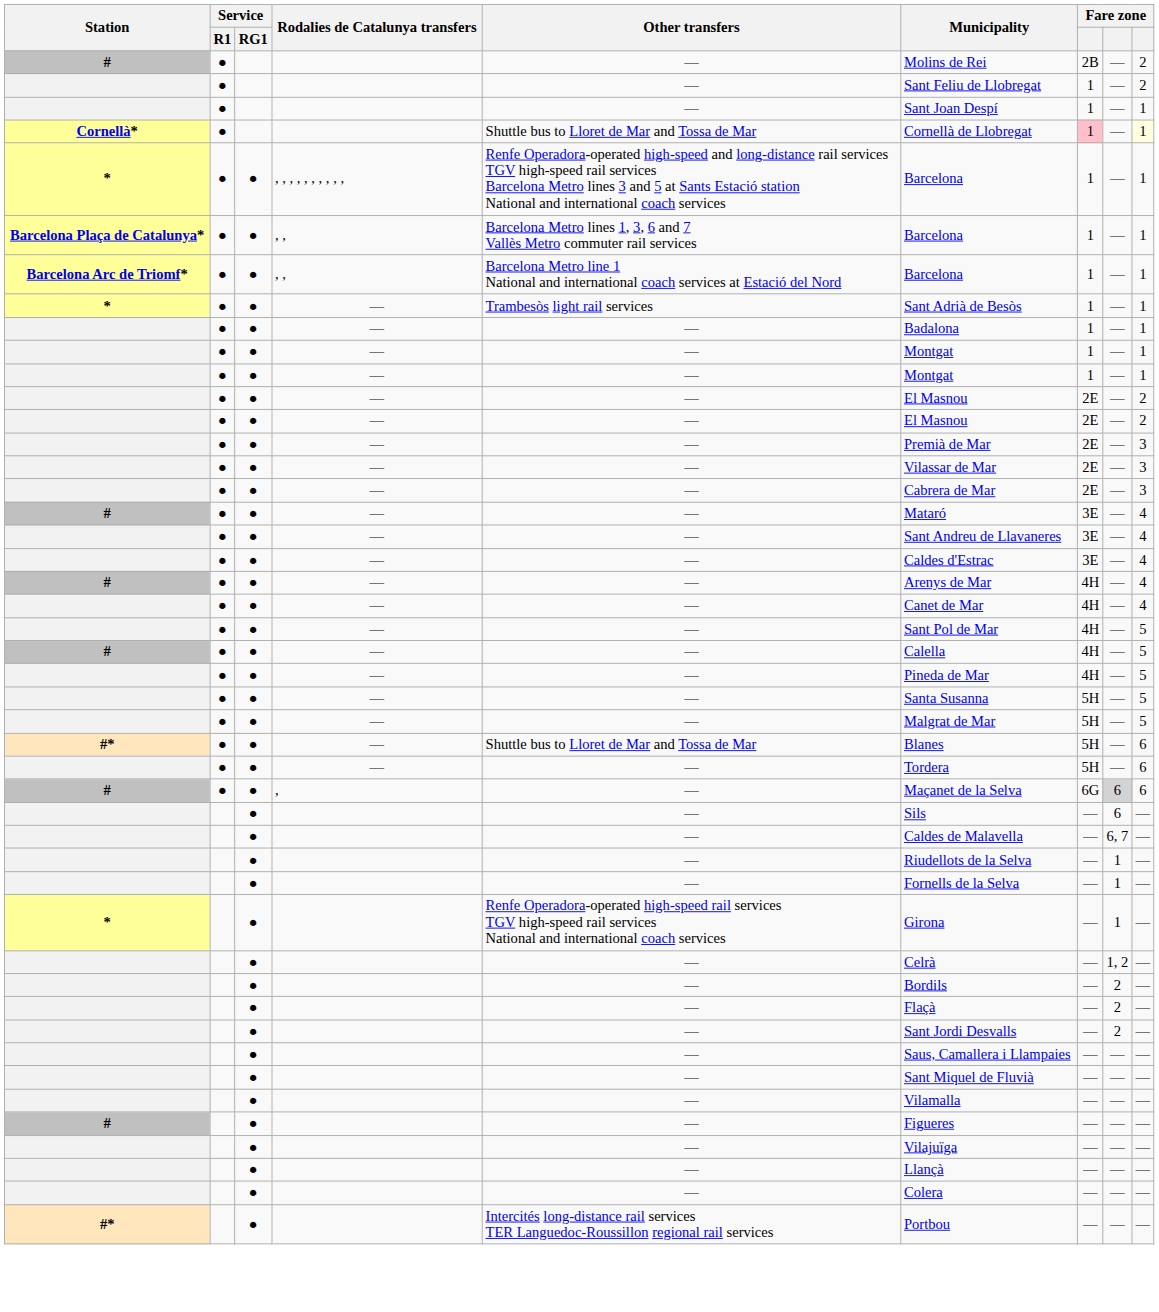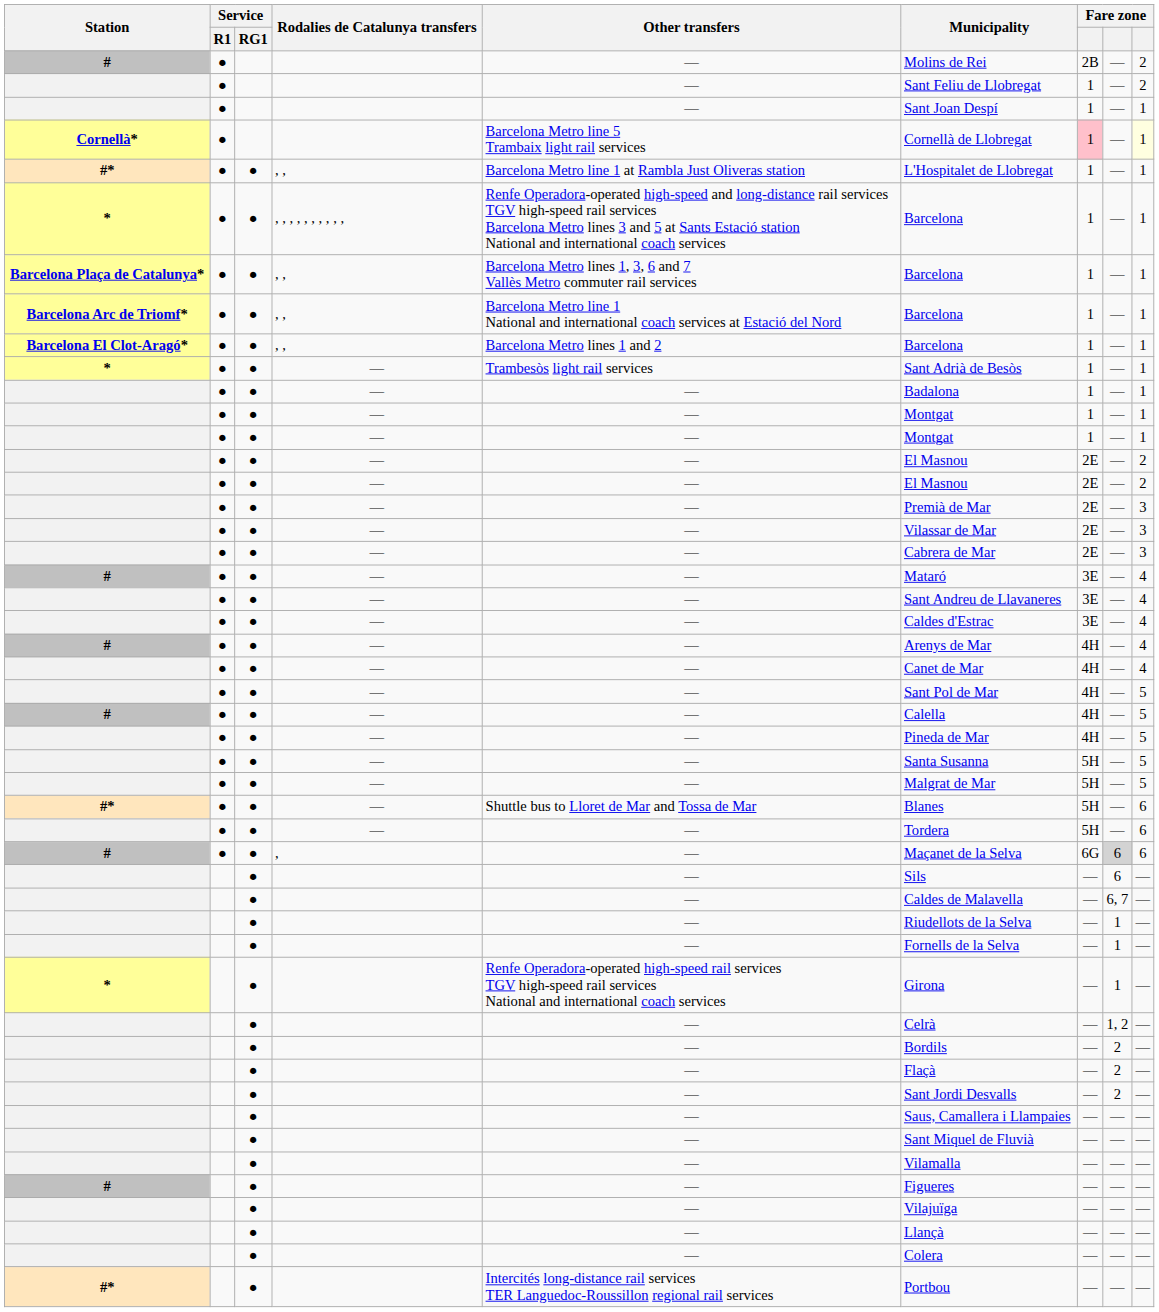(621, 131) Shuttle bus to Lloret de Mar and Tossa de Mar -> (566, 139) Barcelona Metro line 5 Trambaix light rail services
+ row: (107, 170)
+ row: (107, 345)
